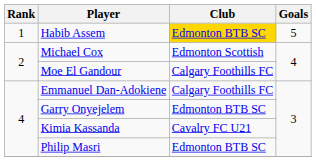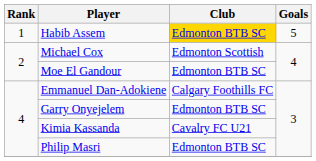(223, 71) Calgary Foothills FC -> (219, 71) Edmonton BTB SC
